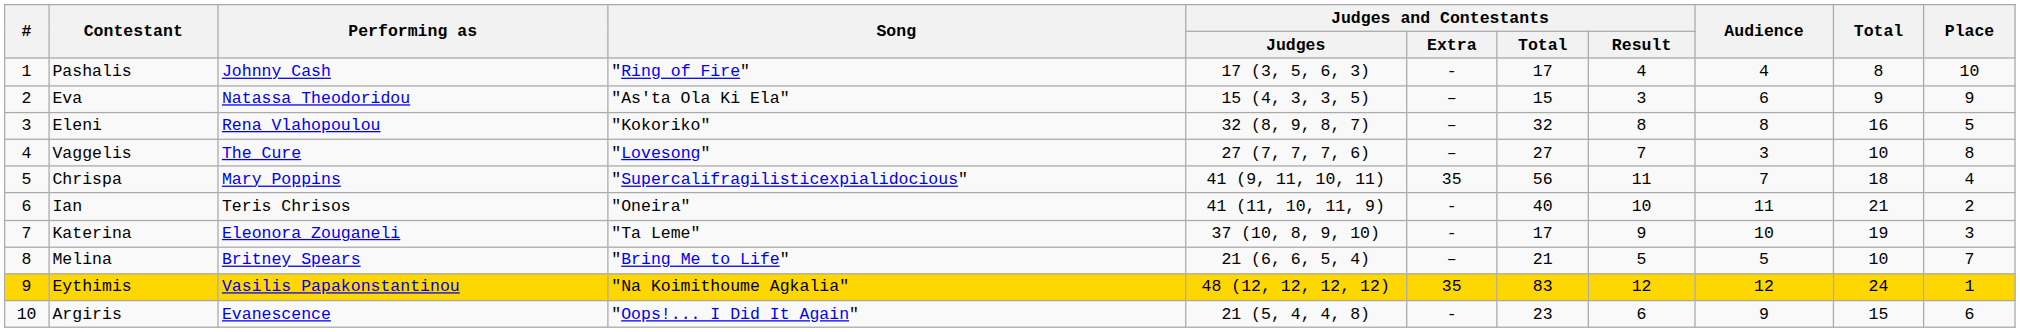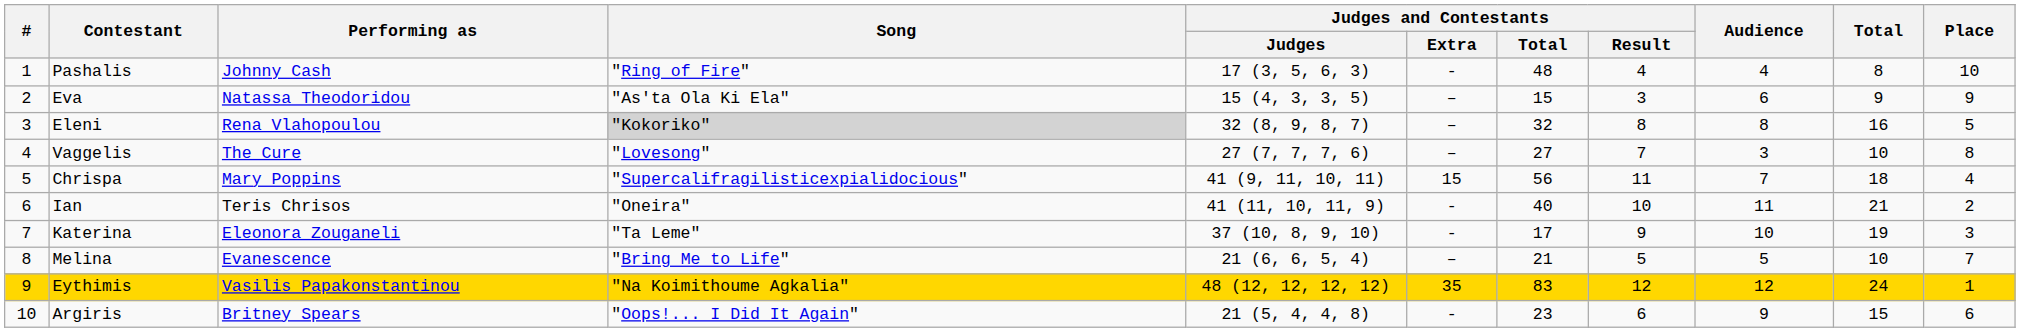(1543, 72) 17 -> (1543, 72) 48
(661, 126) no background -> (661, 126) lightgrey background
(1452, 180) 35 -> (1452, 180) 15
(291, 260) Britney Spears -> (276, 260) Evanescence
(276, 314) Evanescence -> (291, 314) Britney Spears
